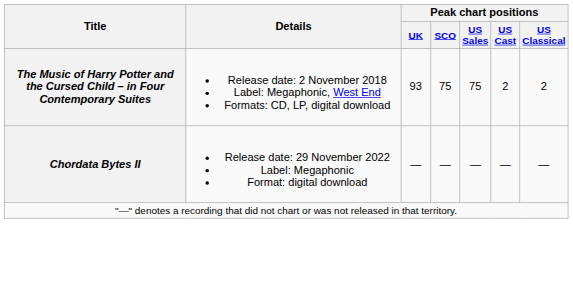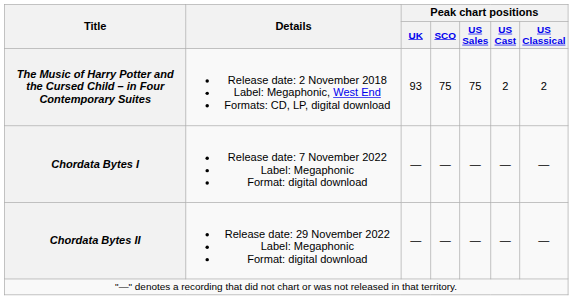+ row: (95, 164)
